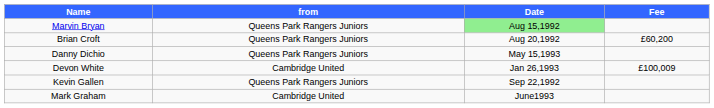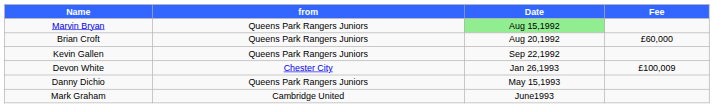(657, 40) £60,200 -> (657, 40) £60,000
rows swapped: (78, 82) <-> (78, 54)
(308, 68) Cambridge United -> (308, 68) Chester City
